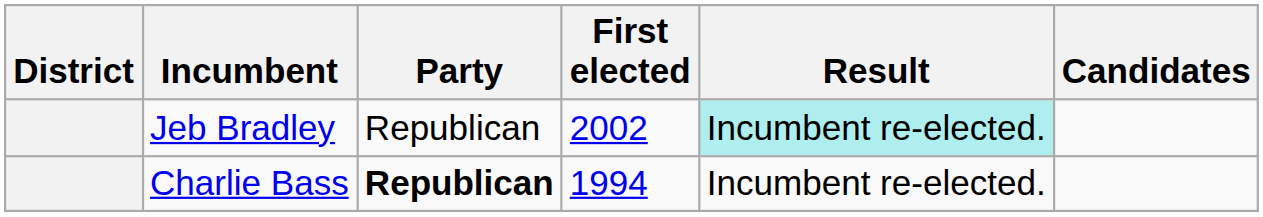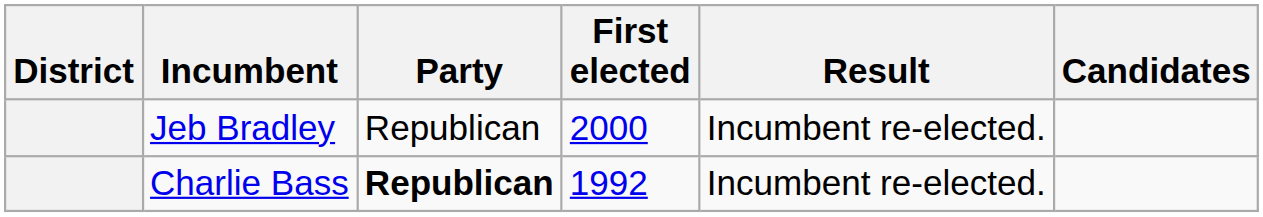(609, 127) 2002 -> (609, 127) 2000
(876, 127) paleturquoise background -> (876, 127) no background
(609, 182) 1994 -> (609, 182) 1992
